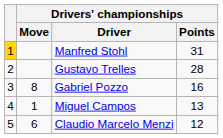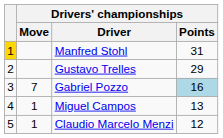(197, 69) 28 -> (197, 69) 29
(34, 87) 8 -> (34, 87) 7
(197, 87) no background -> (197, 87) lightblue background
(34, 124) 6 -> (34, 124) 1
